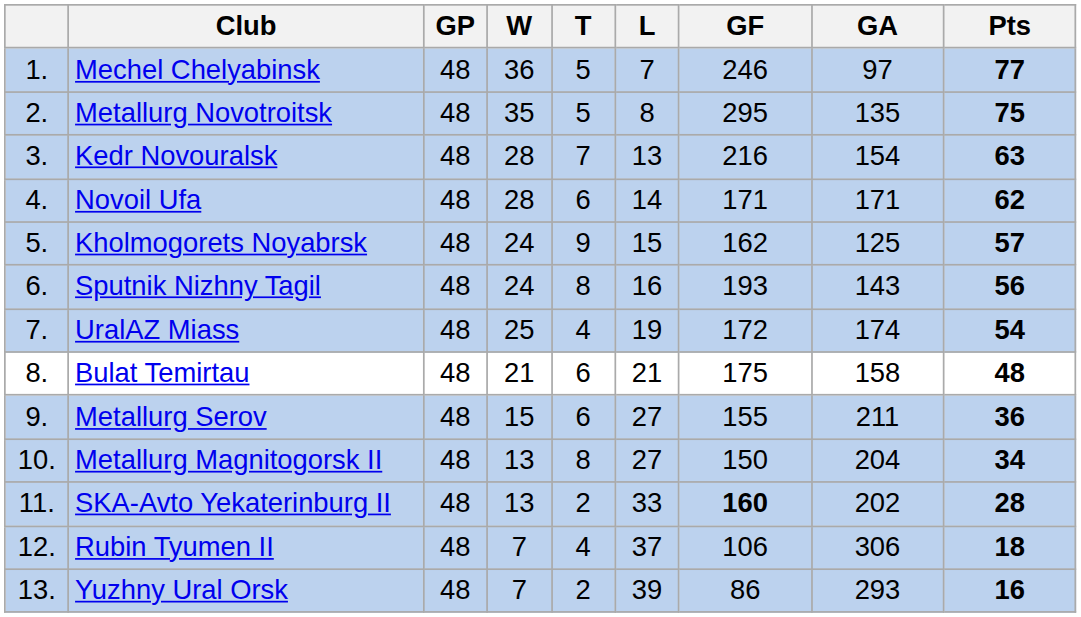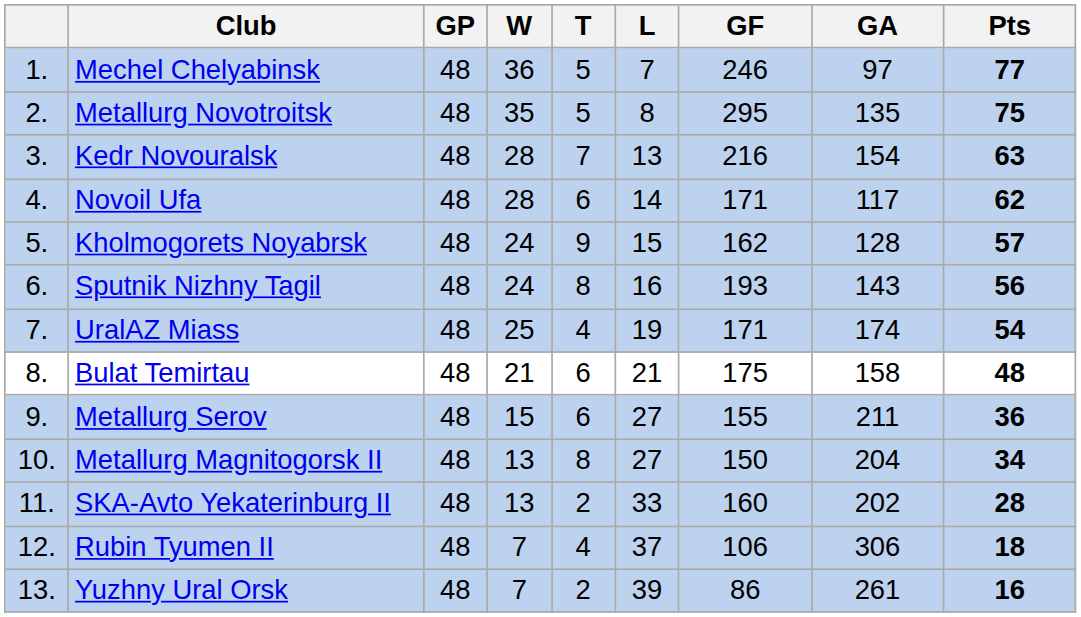(877, 199) 171 -> (877, 199) 117
(877, 243) 125 -> (877, 243) 128
(745, 329) 172 -> (745, 329) 171
(745, 503) bold -> (745, 503) normal
(877, 590) 293 -> (877, 590) 261
